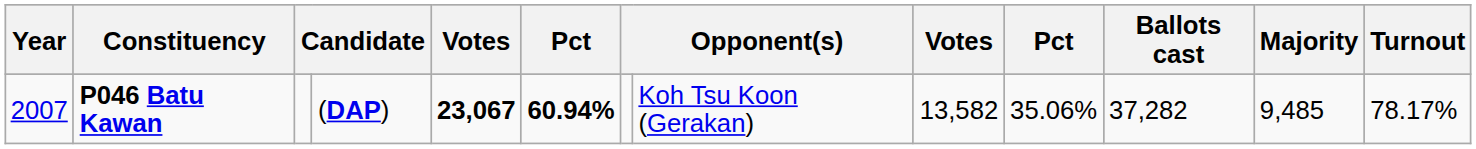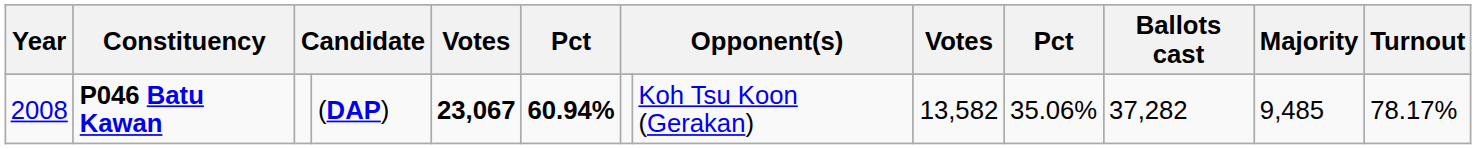(39, 109) 2007 -> (39, 109) 2008
